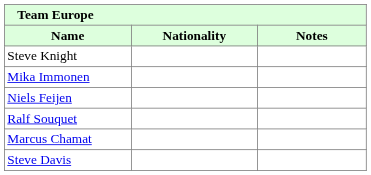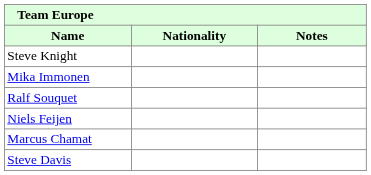rows swapped: (42, 118) <-> (40, 97)
